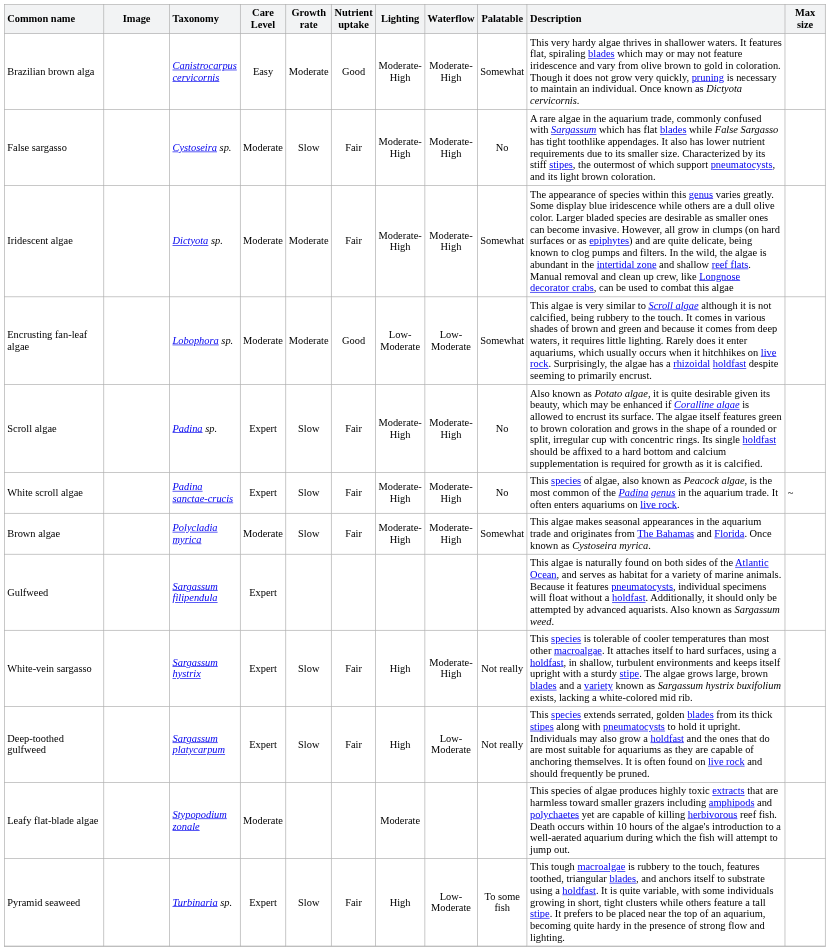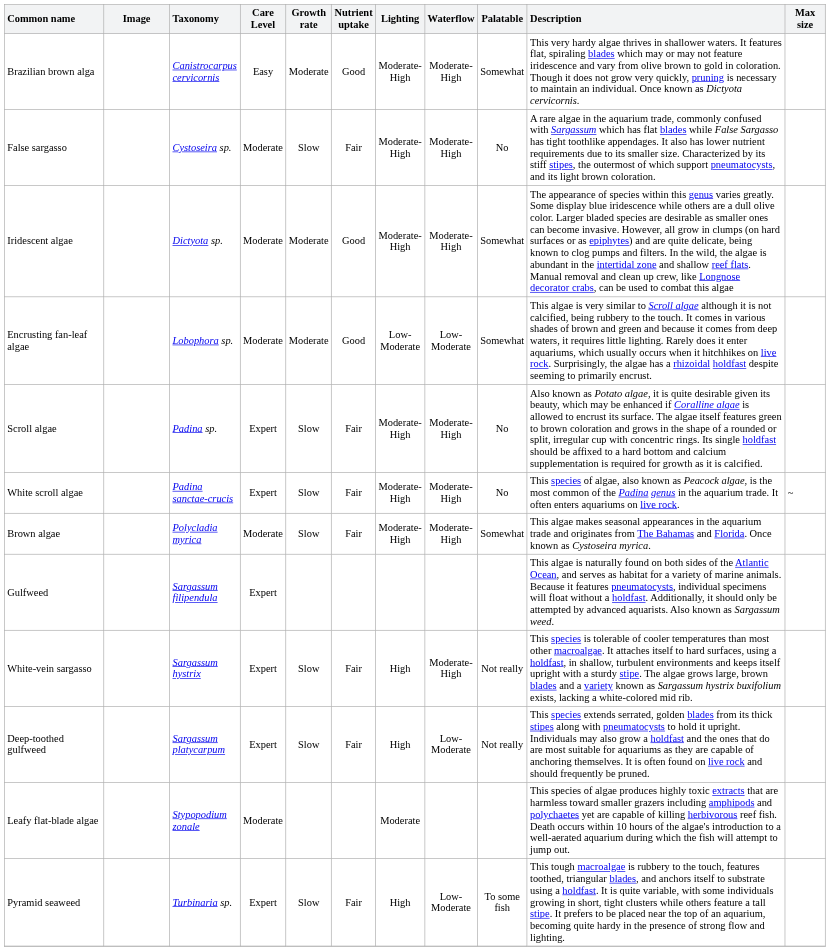(354, 241) Fair -> (354, 241) Good
